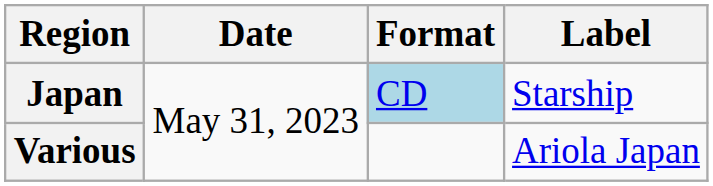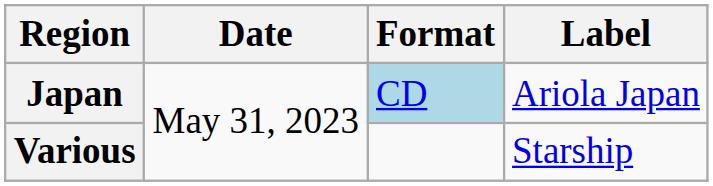(573, 92) Starship -> (606, 92) Ariola Japan
(606, 151) Ariola Japan -> (573, 151) Starship
